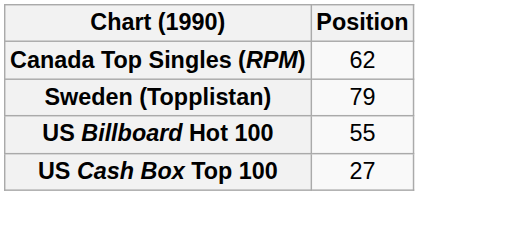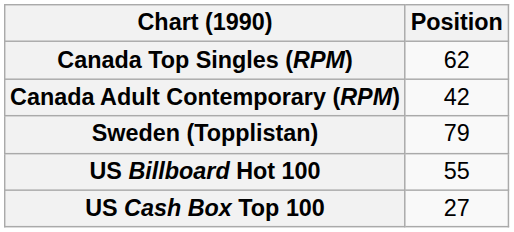+ row: (205, 97)
